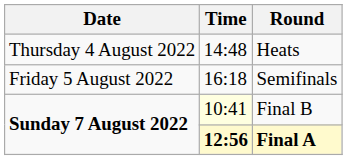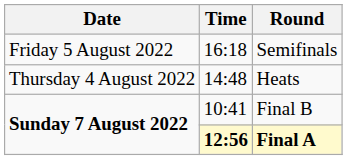rows swapped: (278, 49) <-> (297, 79)
(225, 109) lightyellow background -> (225, 109) no background
